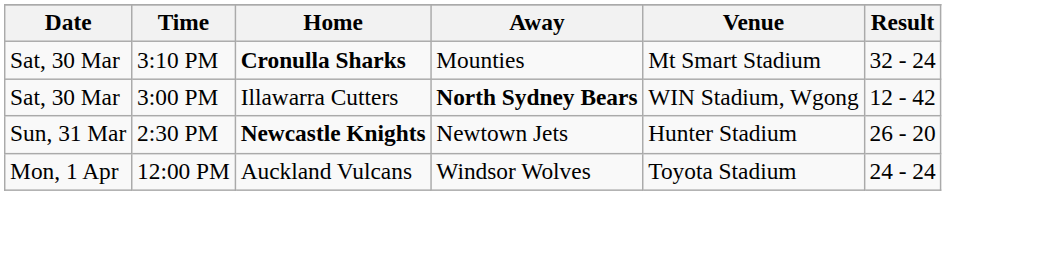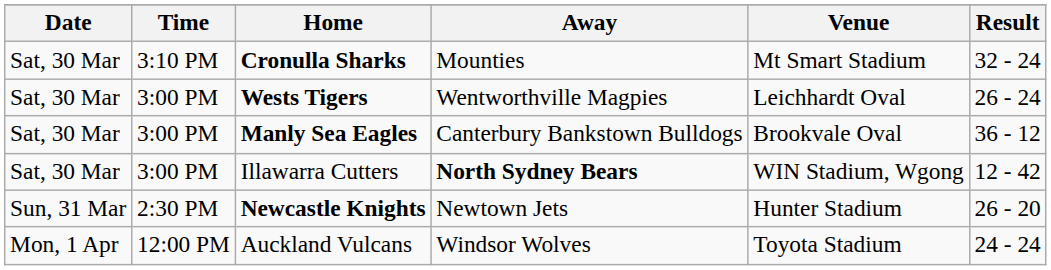+ row: (304, 97)
+ row: (329, 134)
